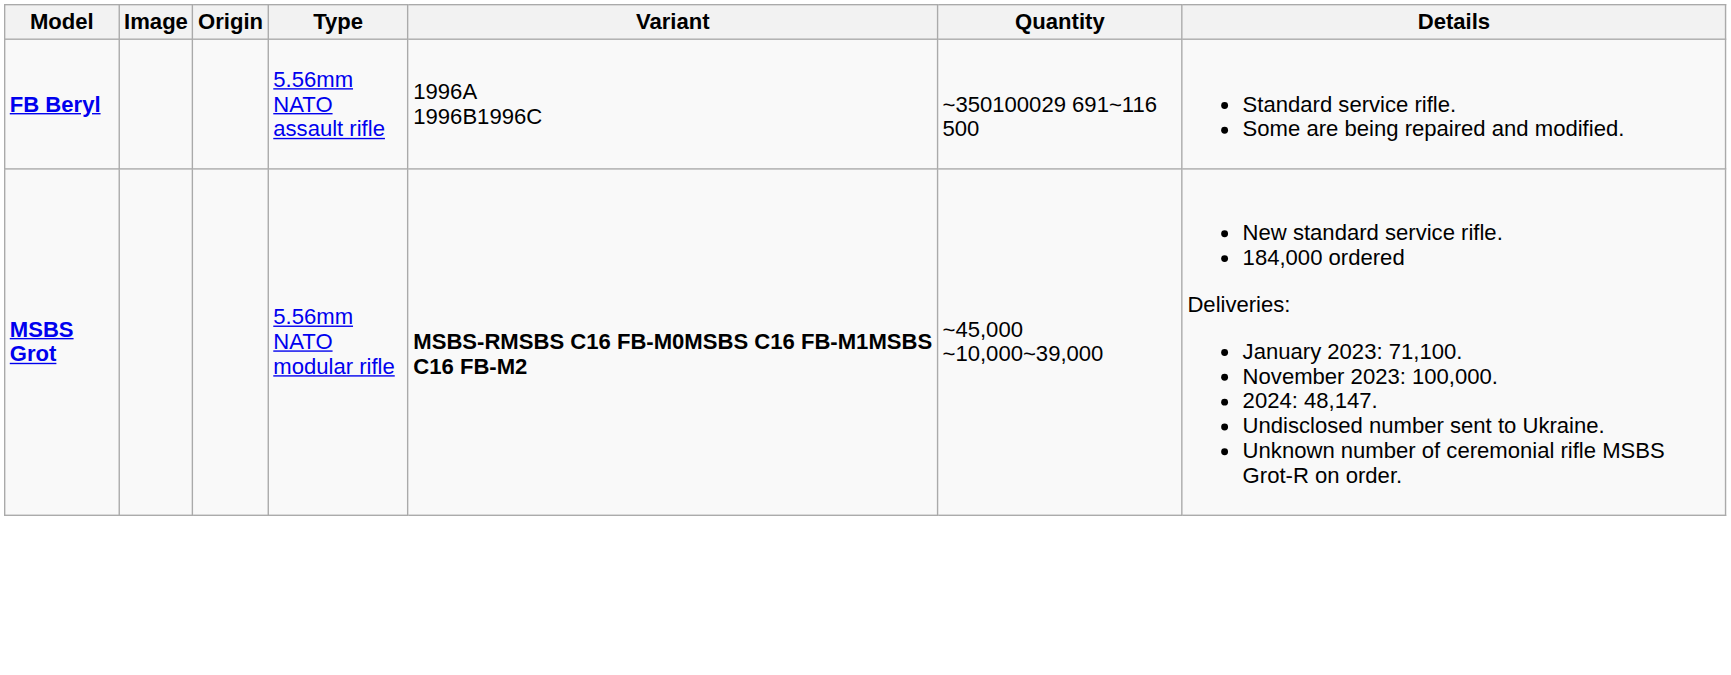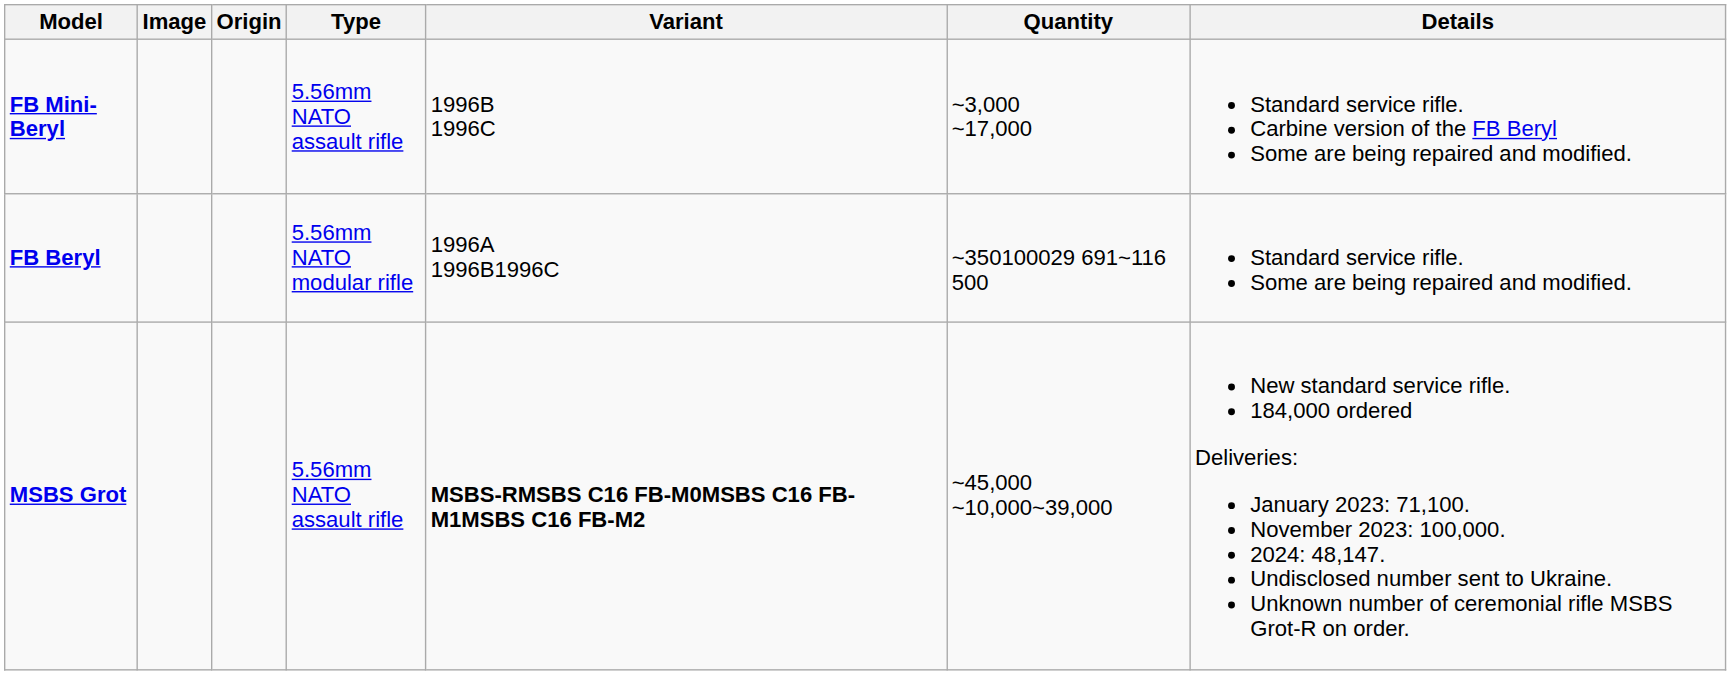+ row: (53, 116)
(329, 103) 5.56mm NATO assault rifle -> (352, 257) 5.56mm NATO modular rifle
(334, 341) 5.56mm NATO modular rifle -> (348, 495) 5.56mm NATO assault rifle
